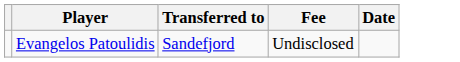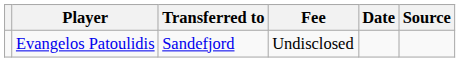+ column: (427, 17)
